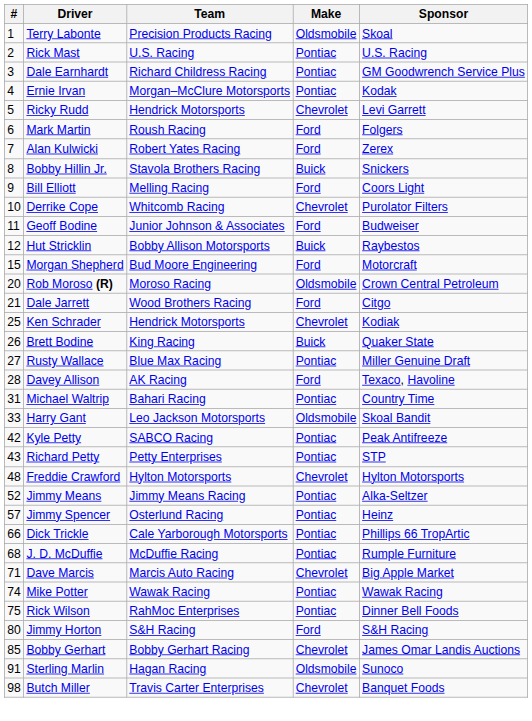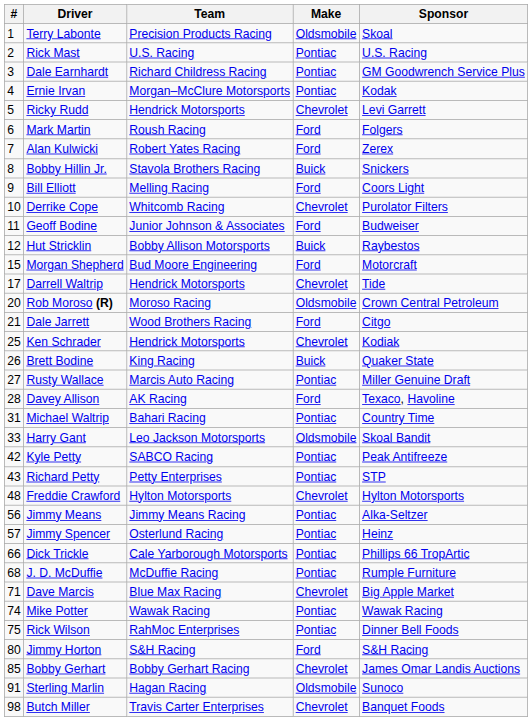+ row: (65, 284)
(175, 361) Blue Max Racing -> (182, 380) Marcis Auto Racing
(14, 495) 52 -> (14, 515) 56
(182, 572) Marcis Auto Racing -> (175, 592) Blue Max Racing
